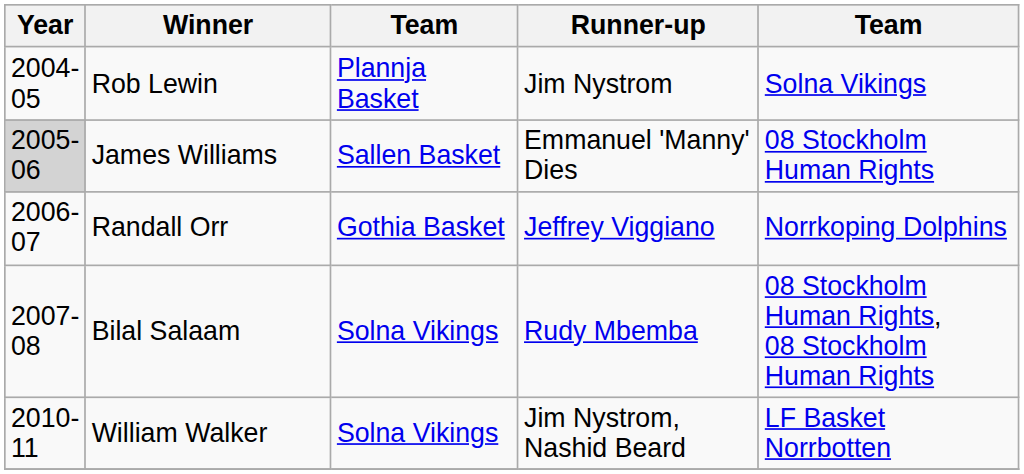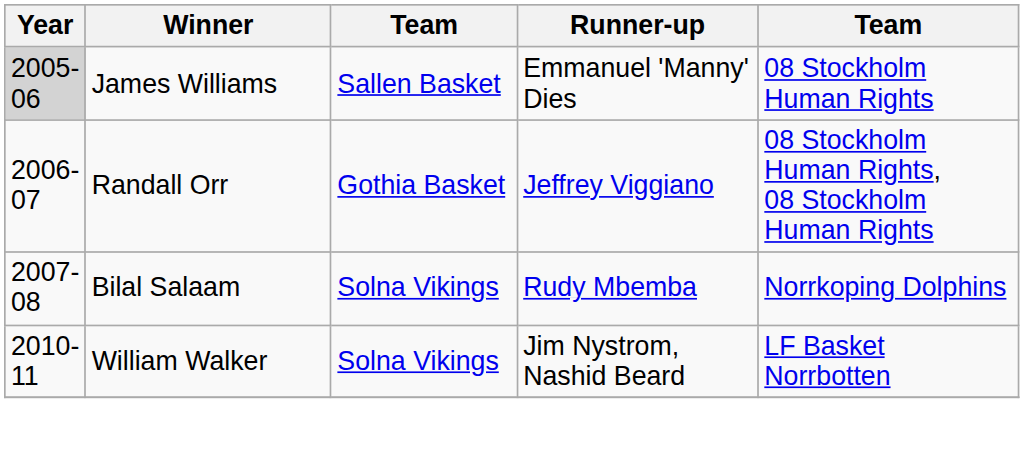- row: (155, 83)
(886, 227) Norrkoping Dolphins -> (853, 185) 08 Stockholm Human Rights, 08 Stockholm Human Rights
(853, 330) 08 Stockholm Human Rights, 08 Stockholm Human Rights -> (885, 288) Norrkoping Dolphins
